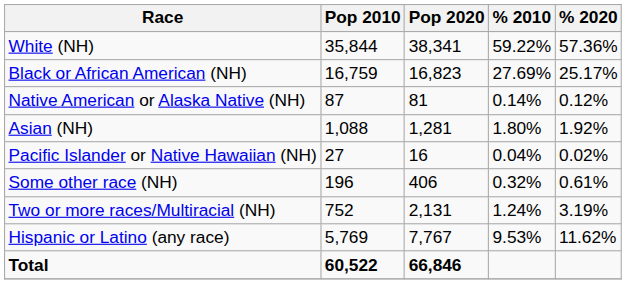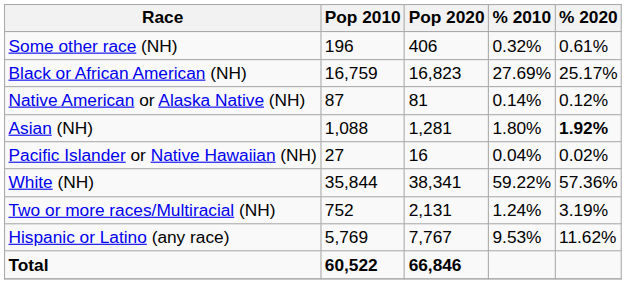rows swapped: (51, 45) <-> (93, 182)
(584, 127) normal -> (584, 127) bold
